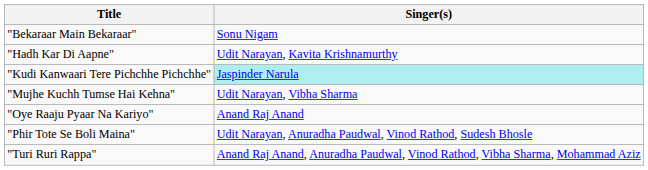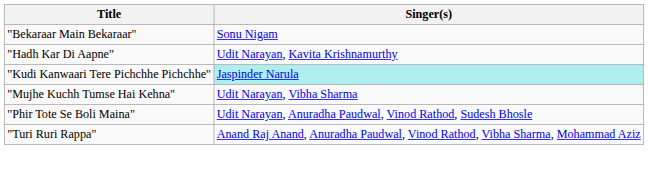- row: (80, 114)
